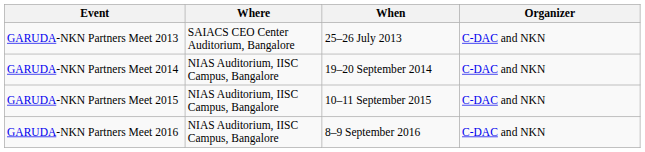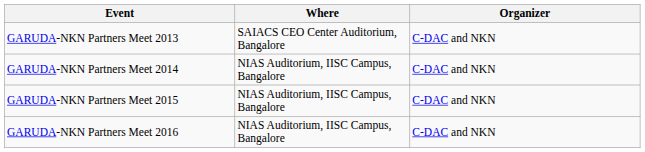- column: (391, 13)
